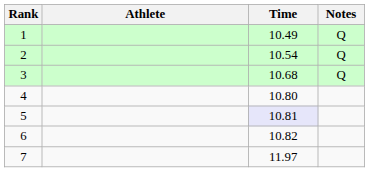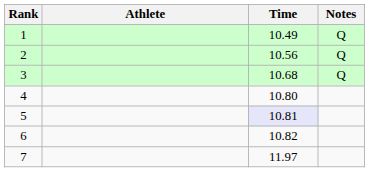(283, 55) 10.54 -> (283, 55) 10.56
